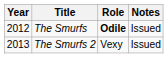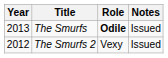(18, 28) 2012 -> (18, 28) 2013
(18, 45) 2013 -> (18, 45) 2012
